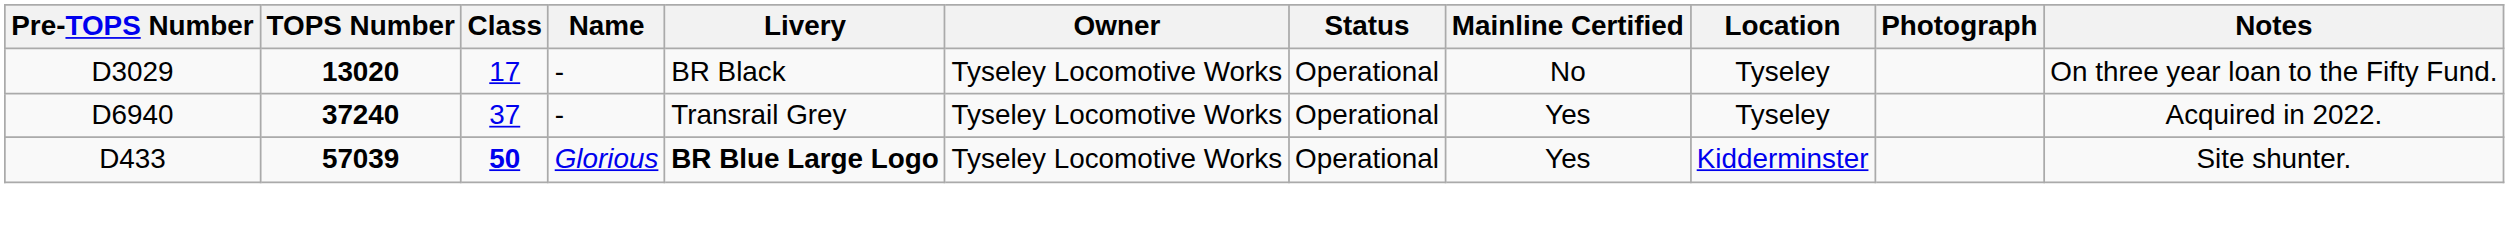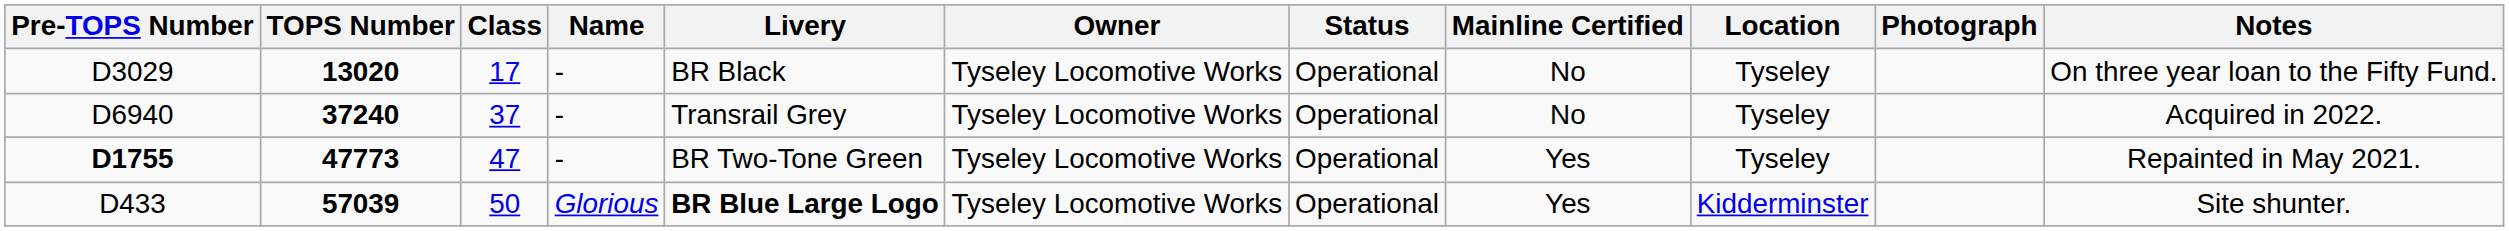(1568, 114) Yes -> (1568, 114) No
+ row: (132, 159)
(505, 159) bold -> (505, 203) normal
